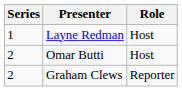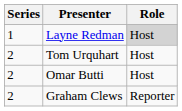(142, 34) no background -> (142, 34) lightgrey background
+ row: (82, 55)
